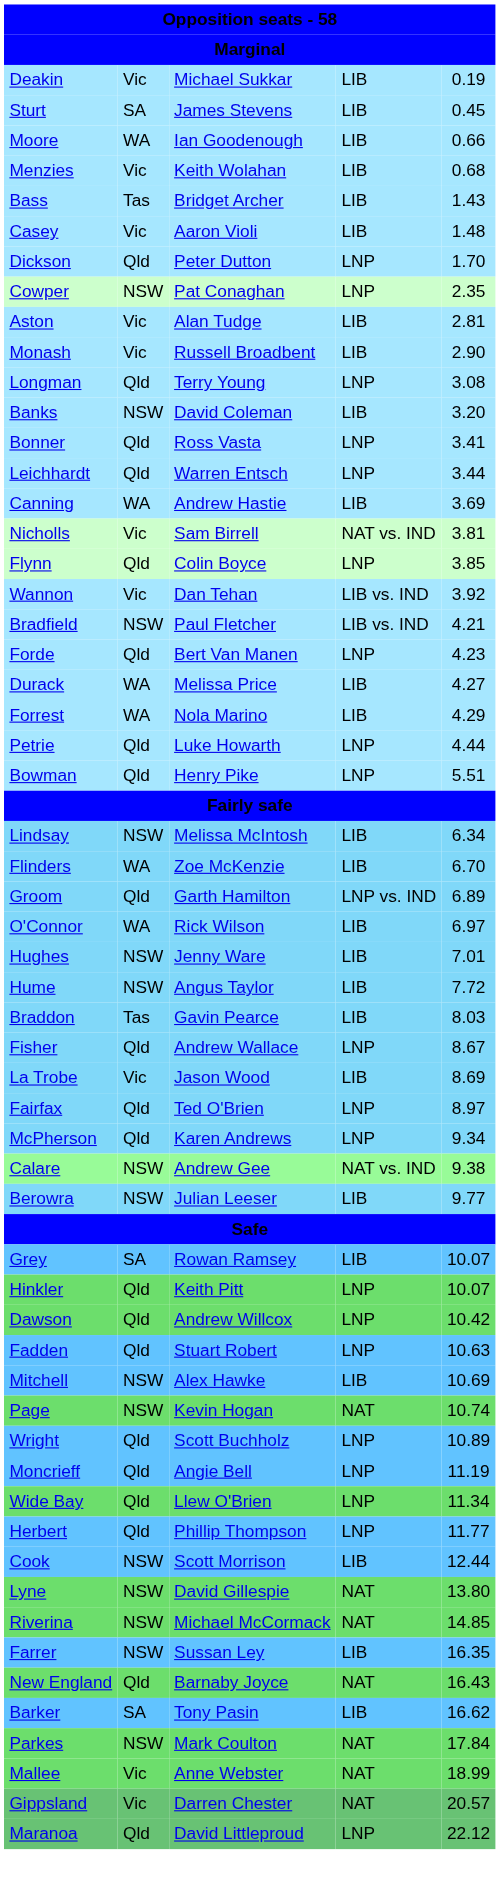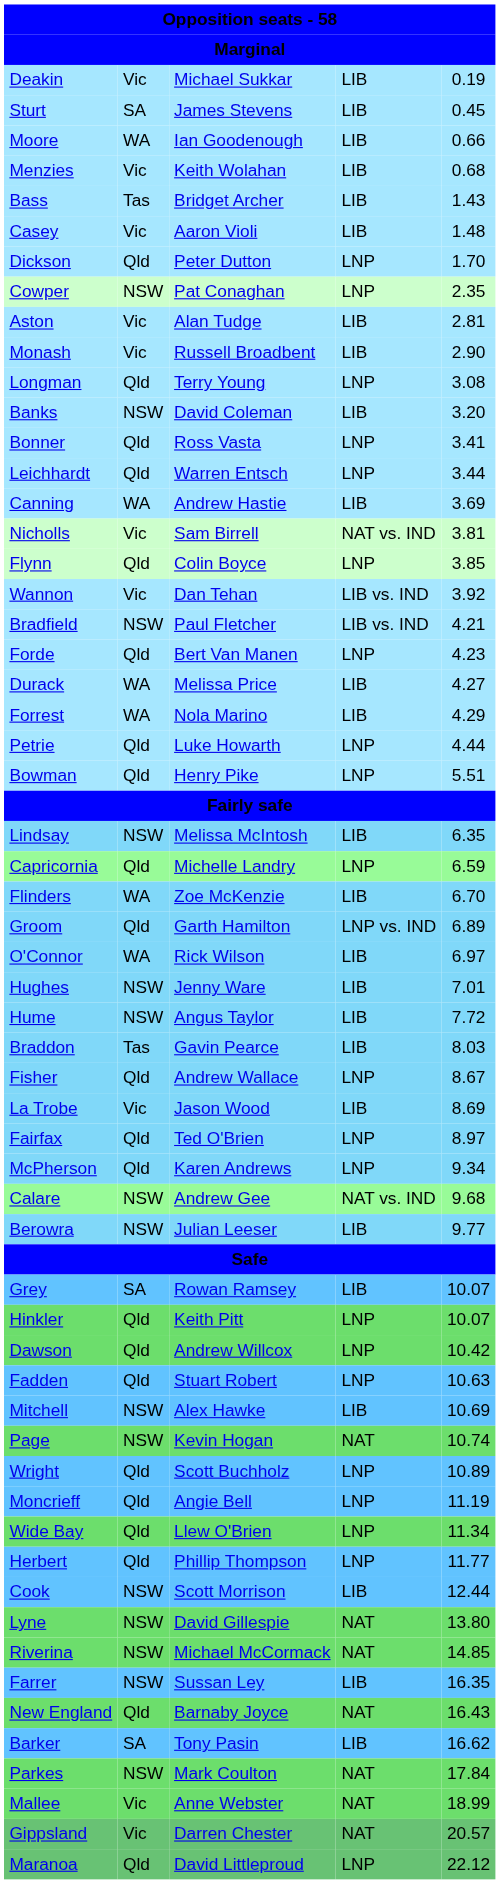(469, 836) 6.34 -> (469, 836) 6.35
+ row: (54, 866)
(469, 1169) 9.38 -> (469, 1199) 9.68
